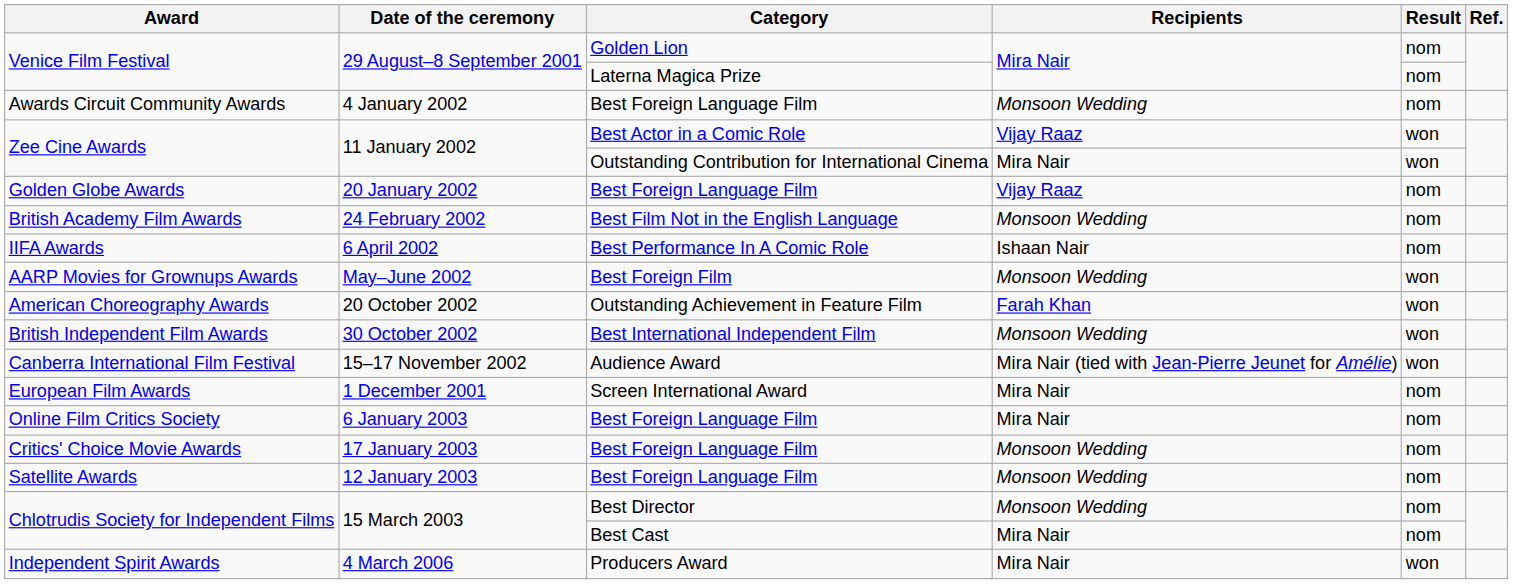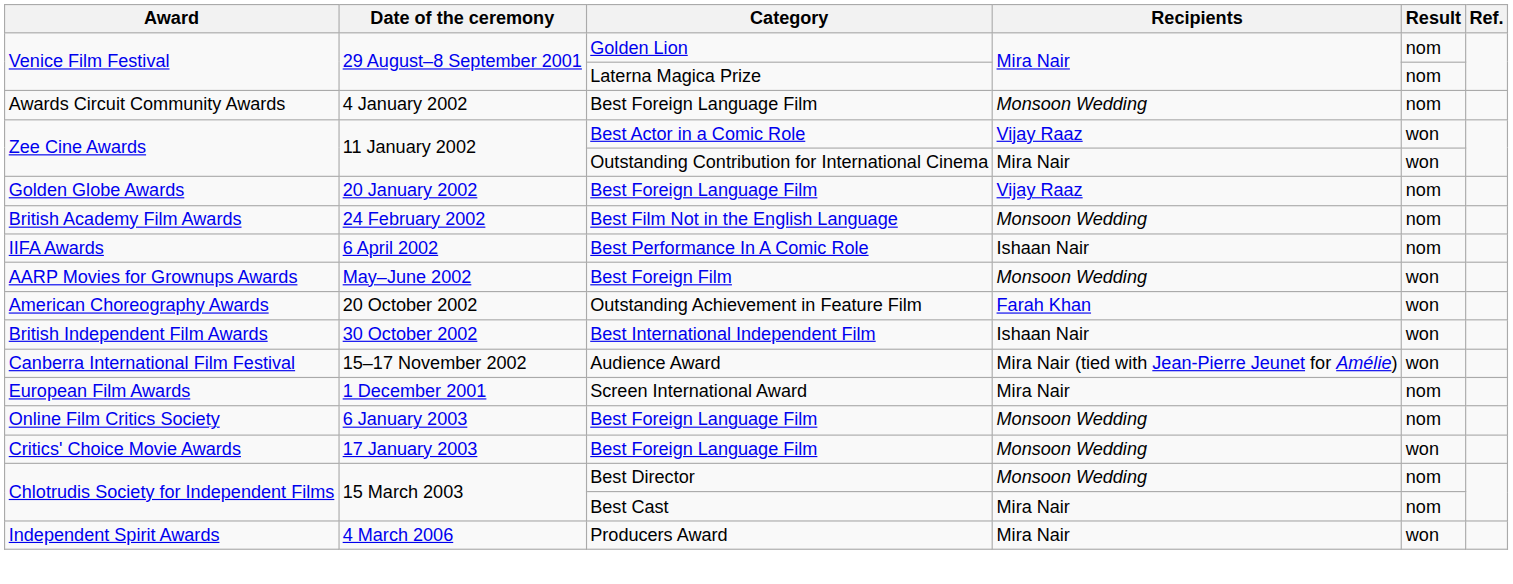(1072, 334) Monsoon Wedding -> (1043, 334) Ishaan Nair
(1033, 420) Mira Nair -> (1072, 420) Monsoon Wedding
(1423, 448) nom -> (1422, 448) won
- row: (73, 477)
